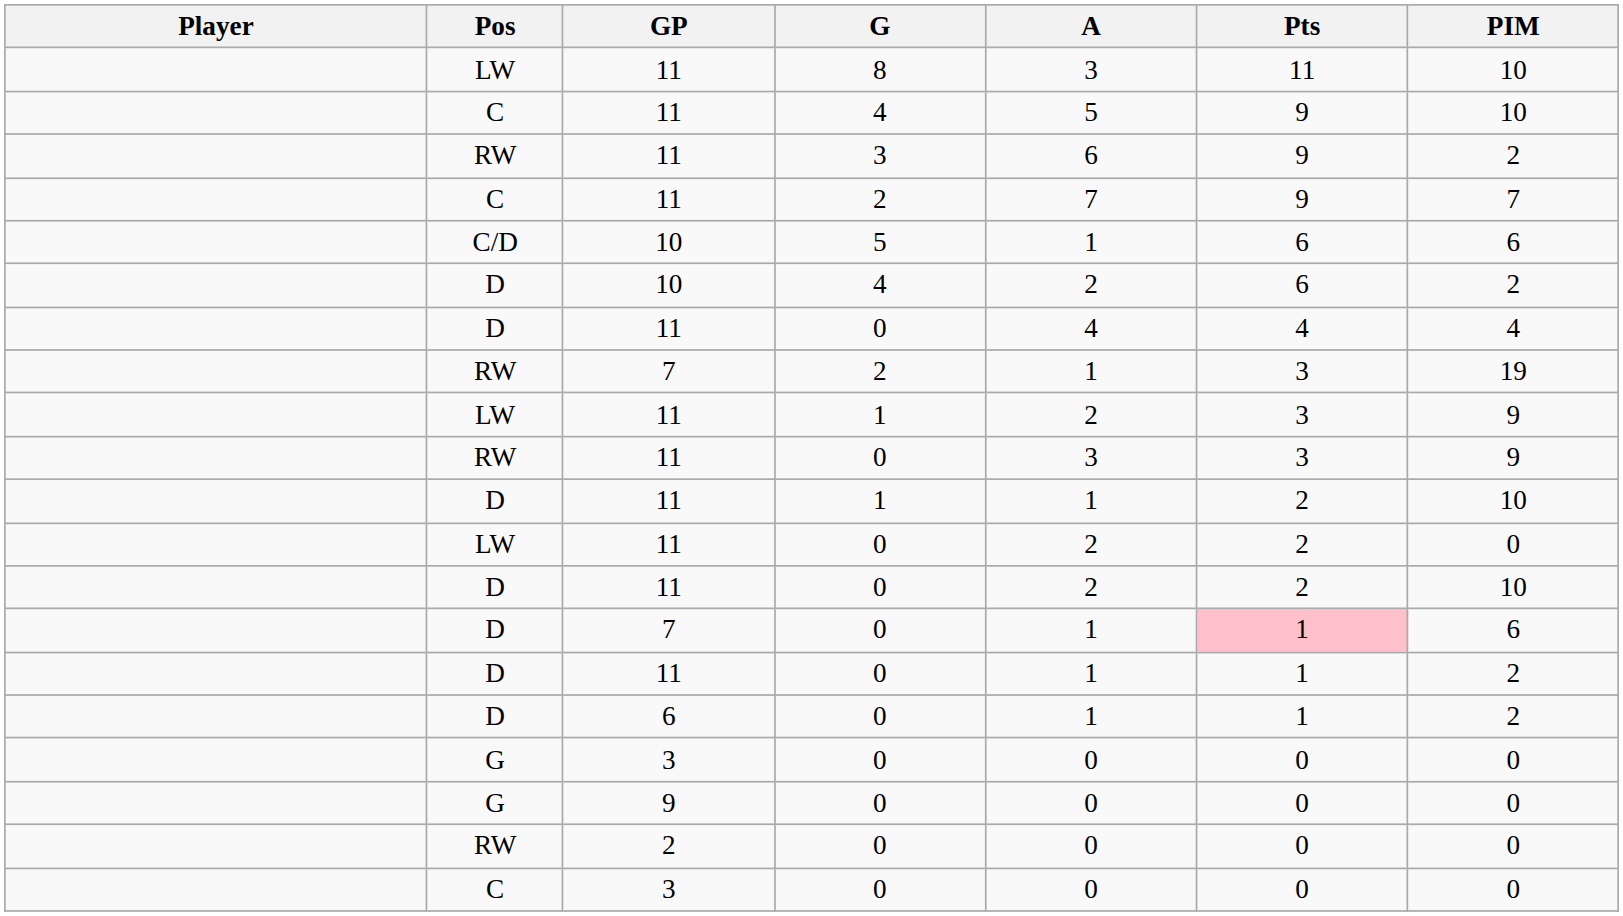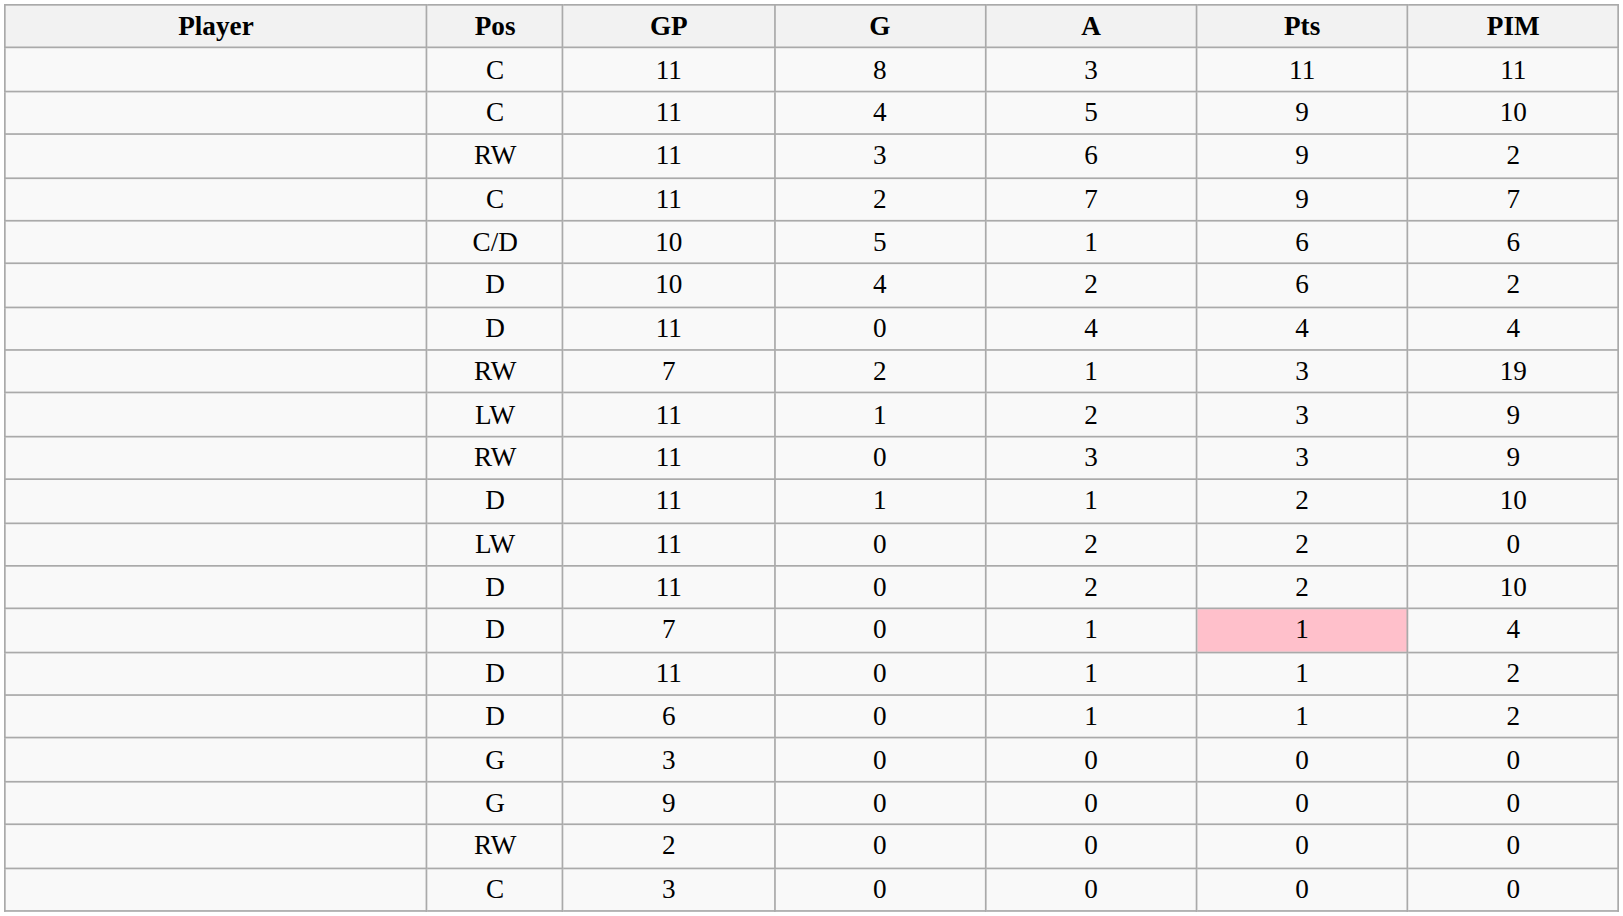(495, 69) LW -> (495, 69) C
(1513, 69) 10 -> (1513, 69) 11
(1513, 629) 6 -> (1513, 629) 4
